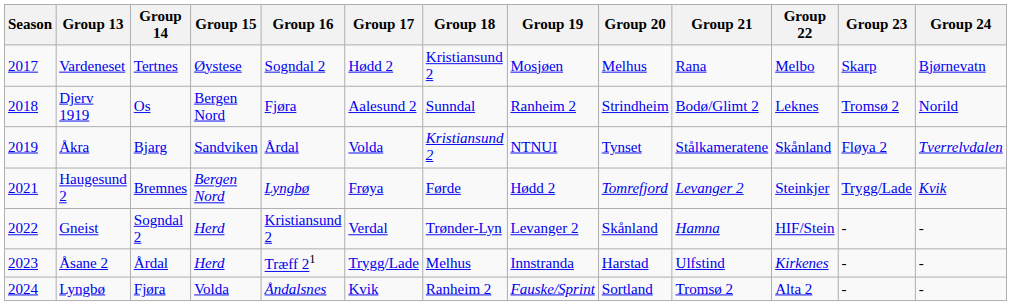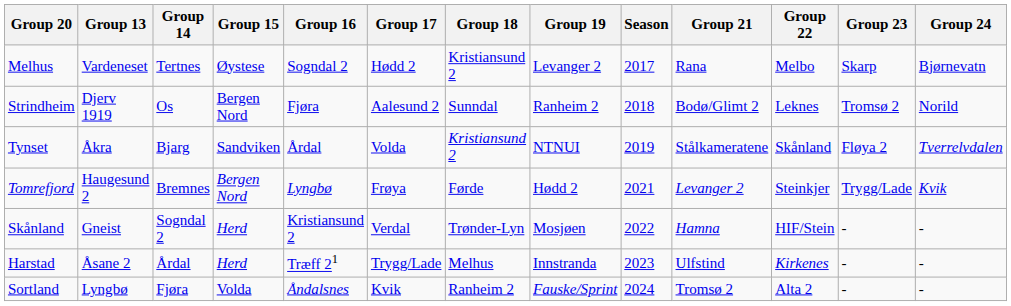columns swapped: (30, 24) <-> (635, 24)
(537, 65) Mosjøen -> (567, 65) Levanger 2
(544, 228) Levanger 2 -> (559, 228) Mosjøen
